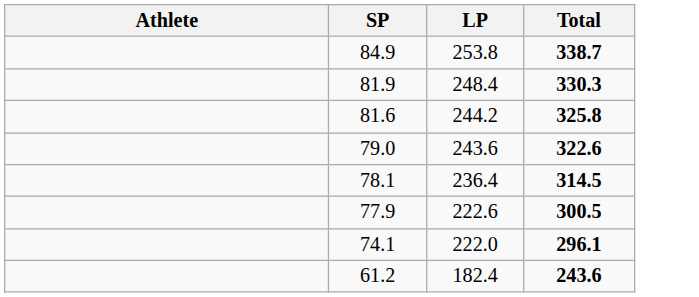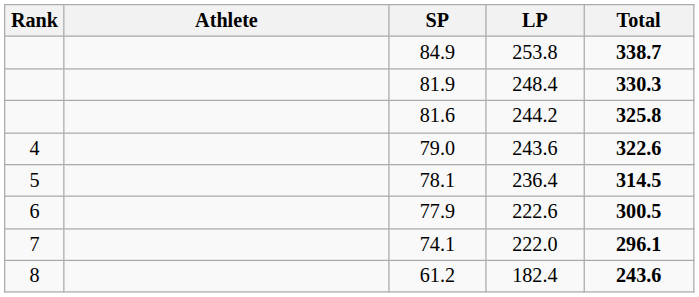+ column: (34, 20)
